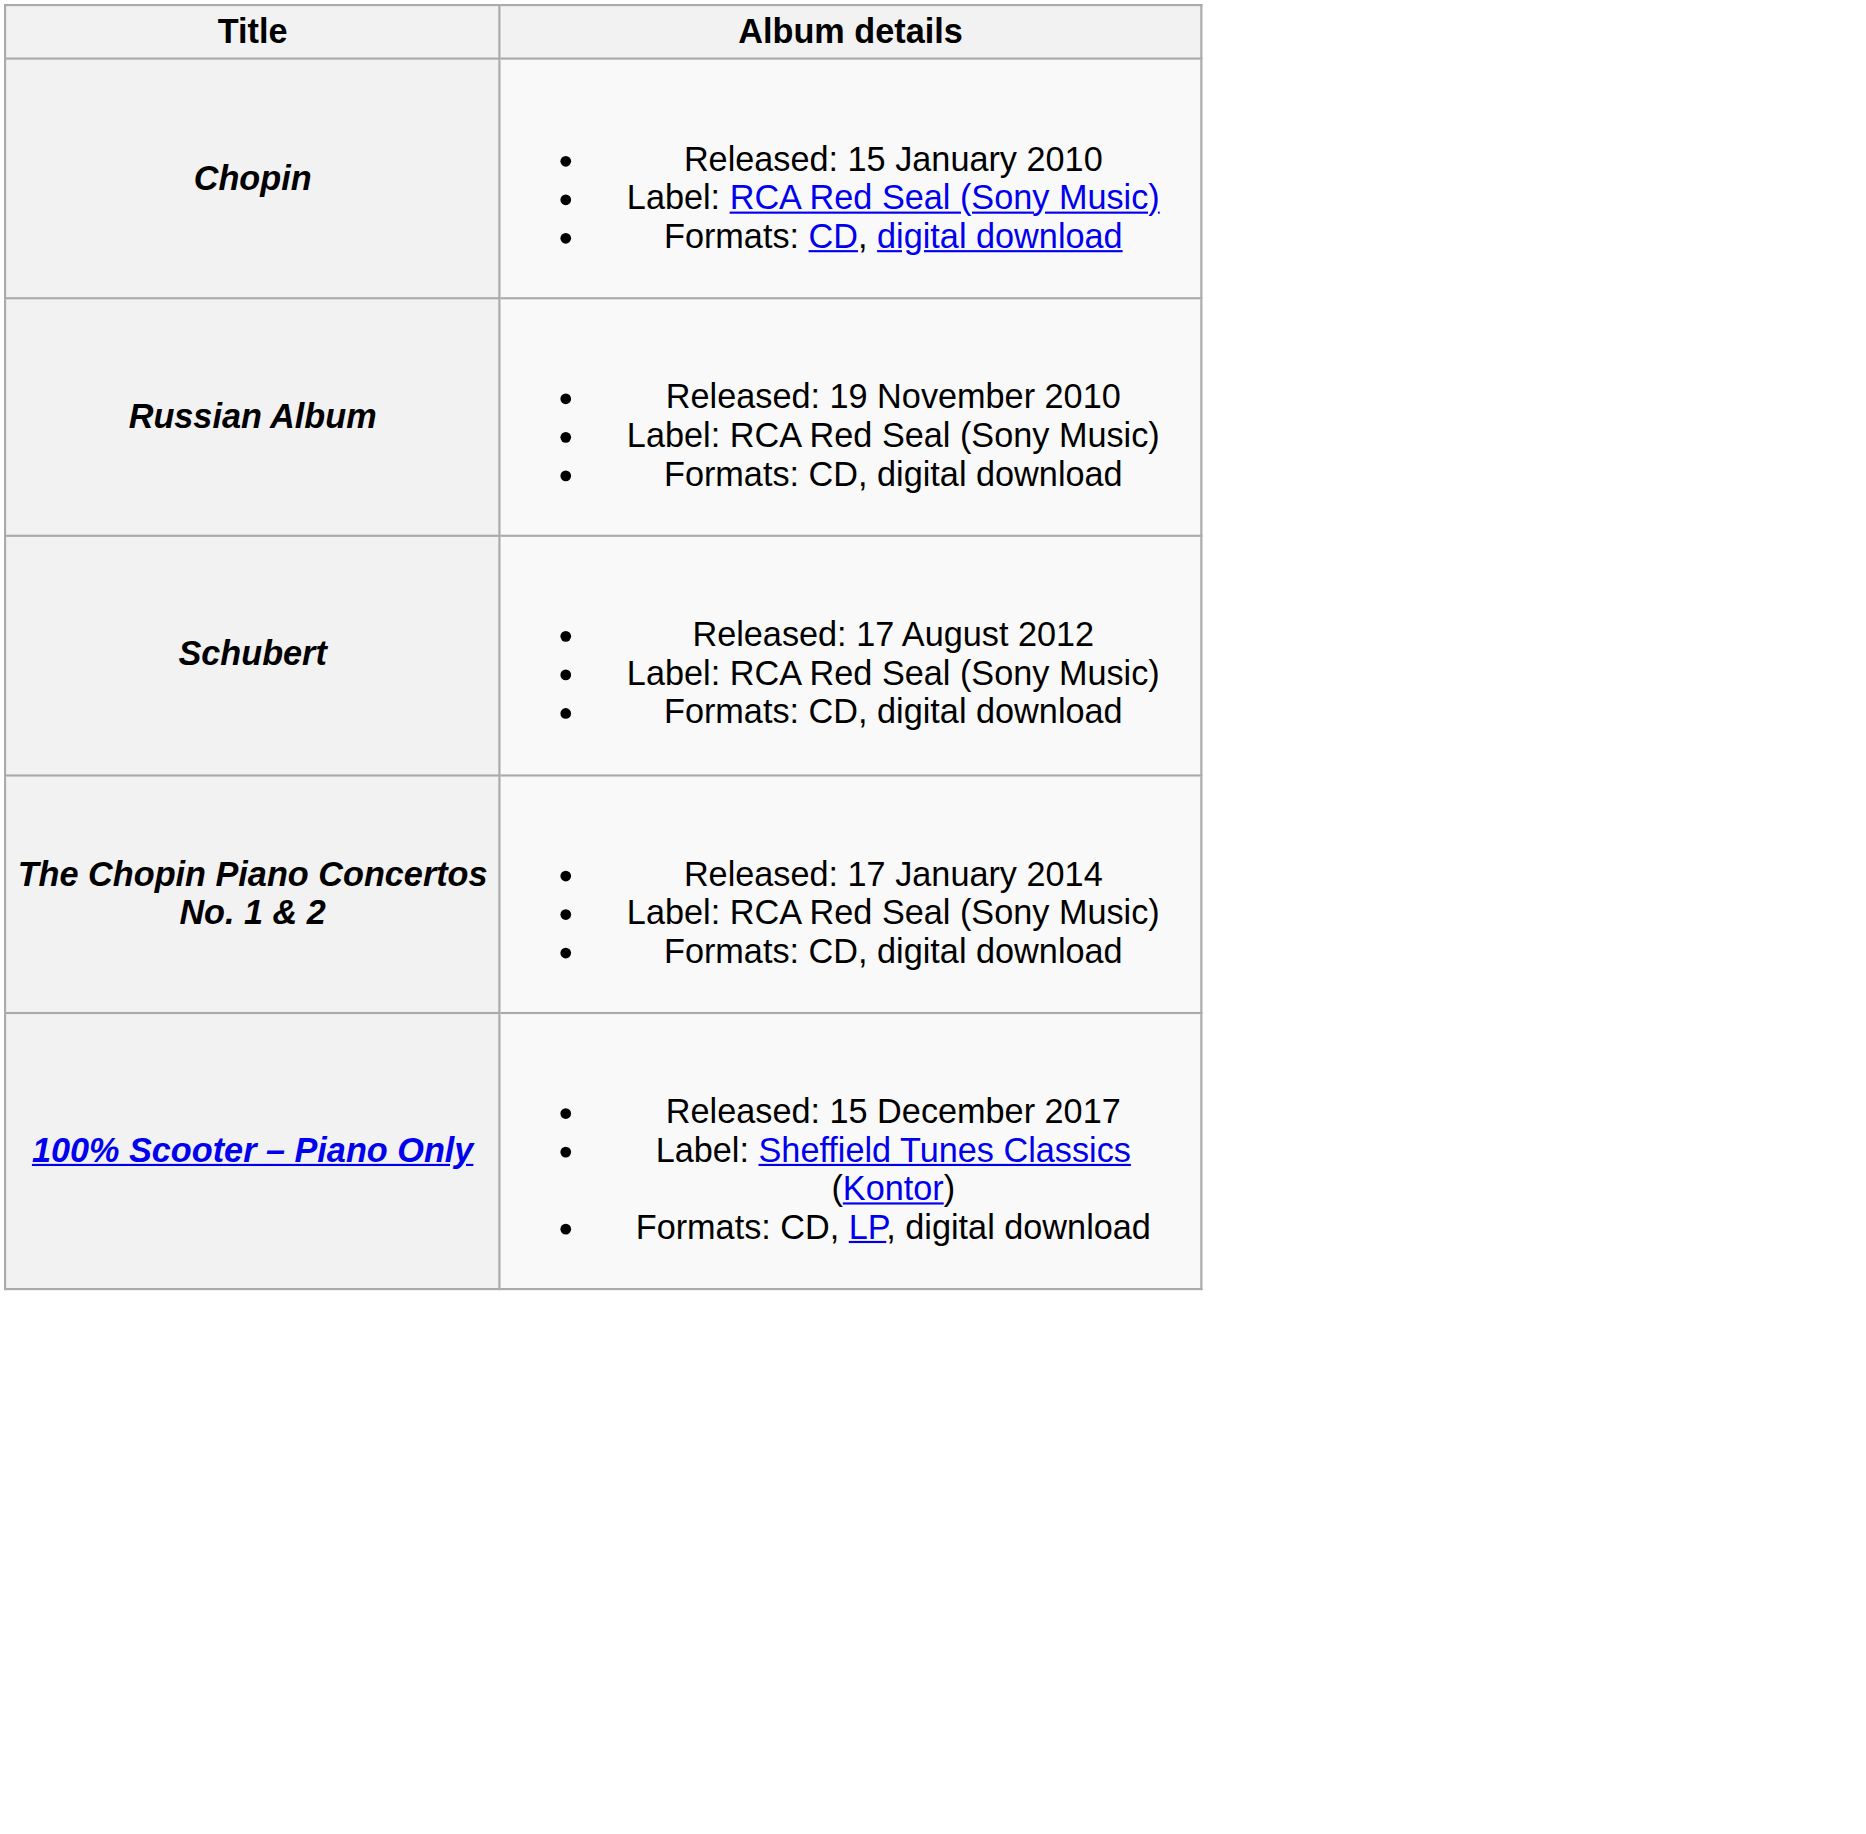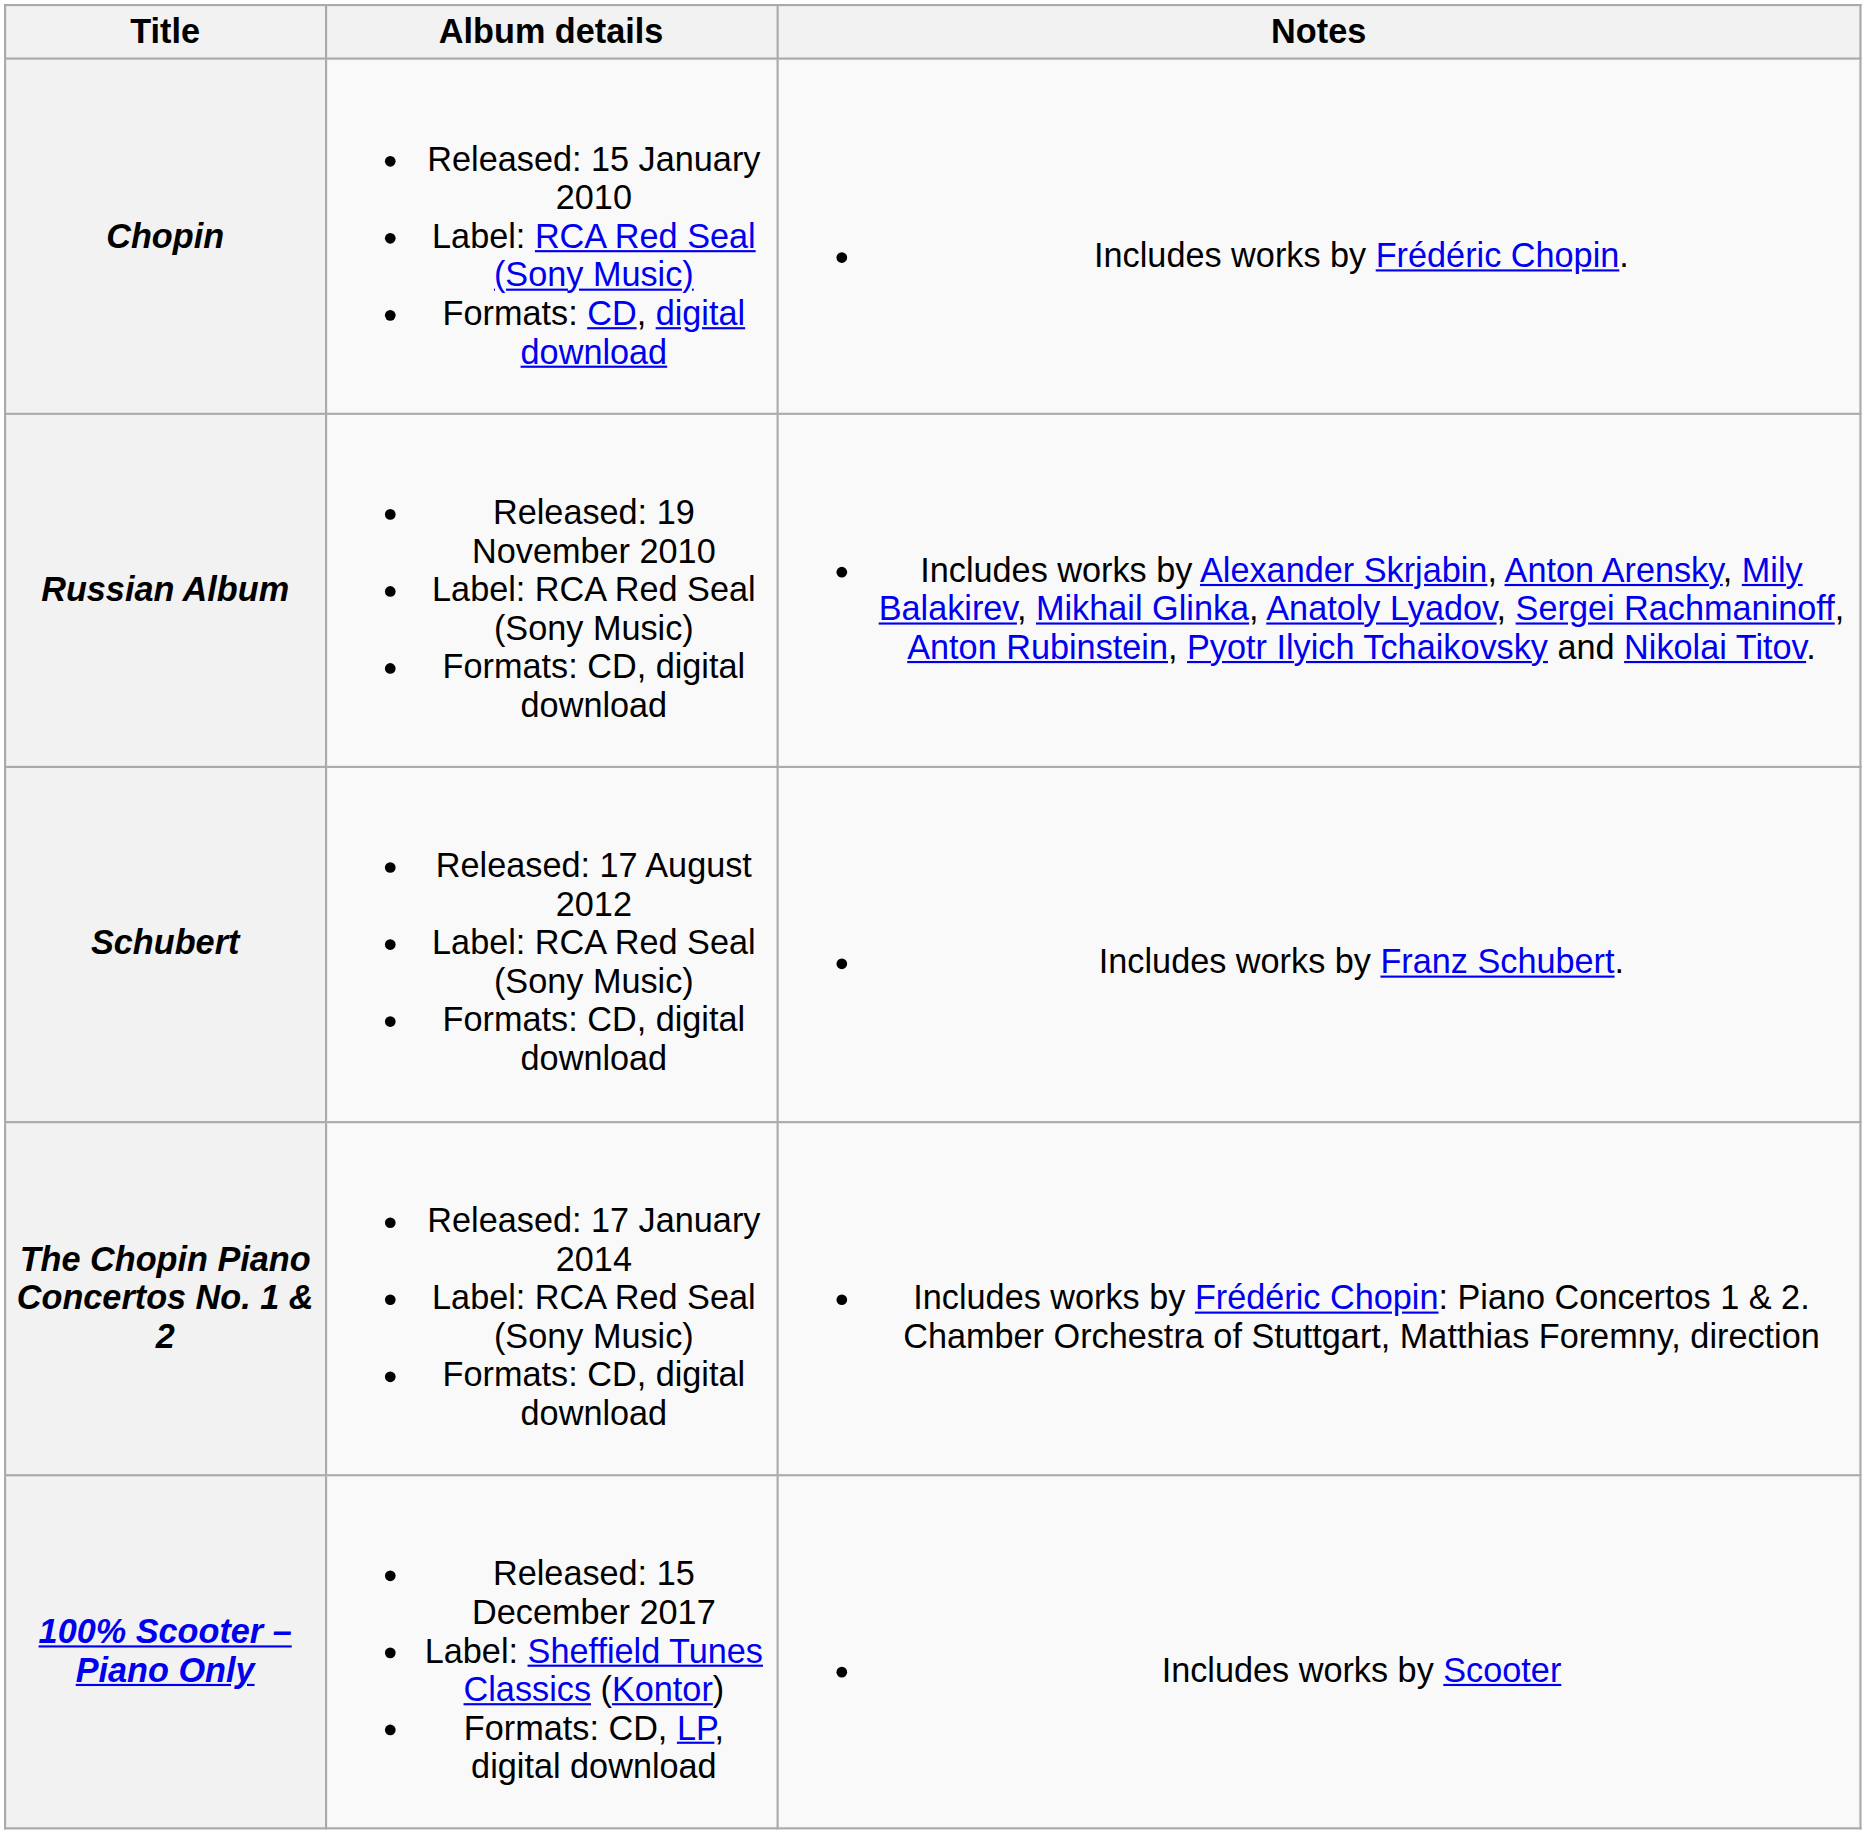+ column: (1319, 31)
